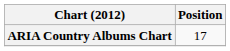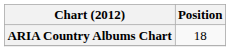(200, 35) 17 -> (200, 35) 18
